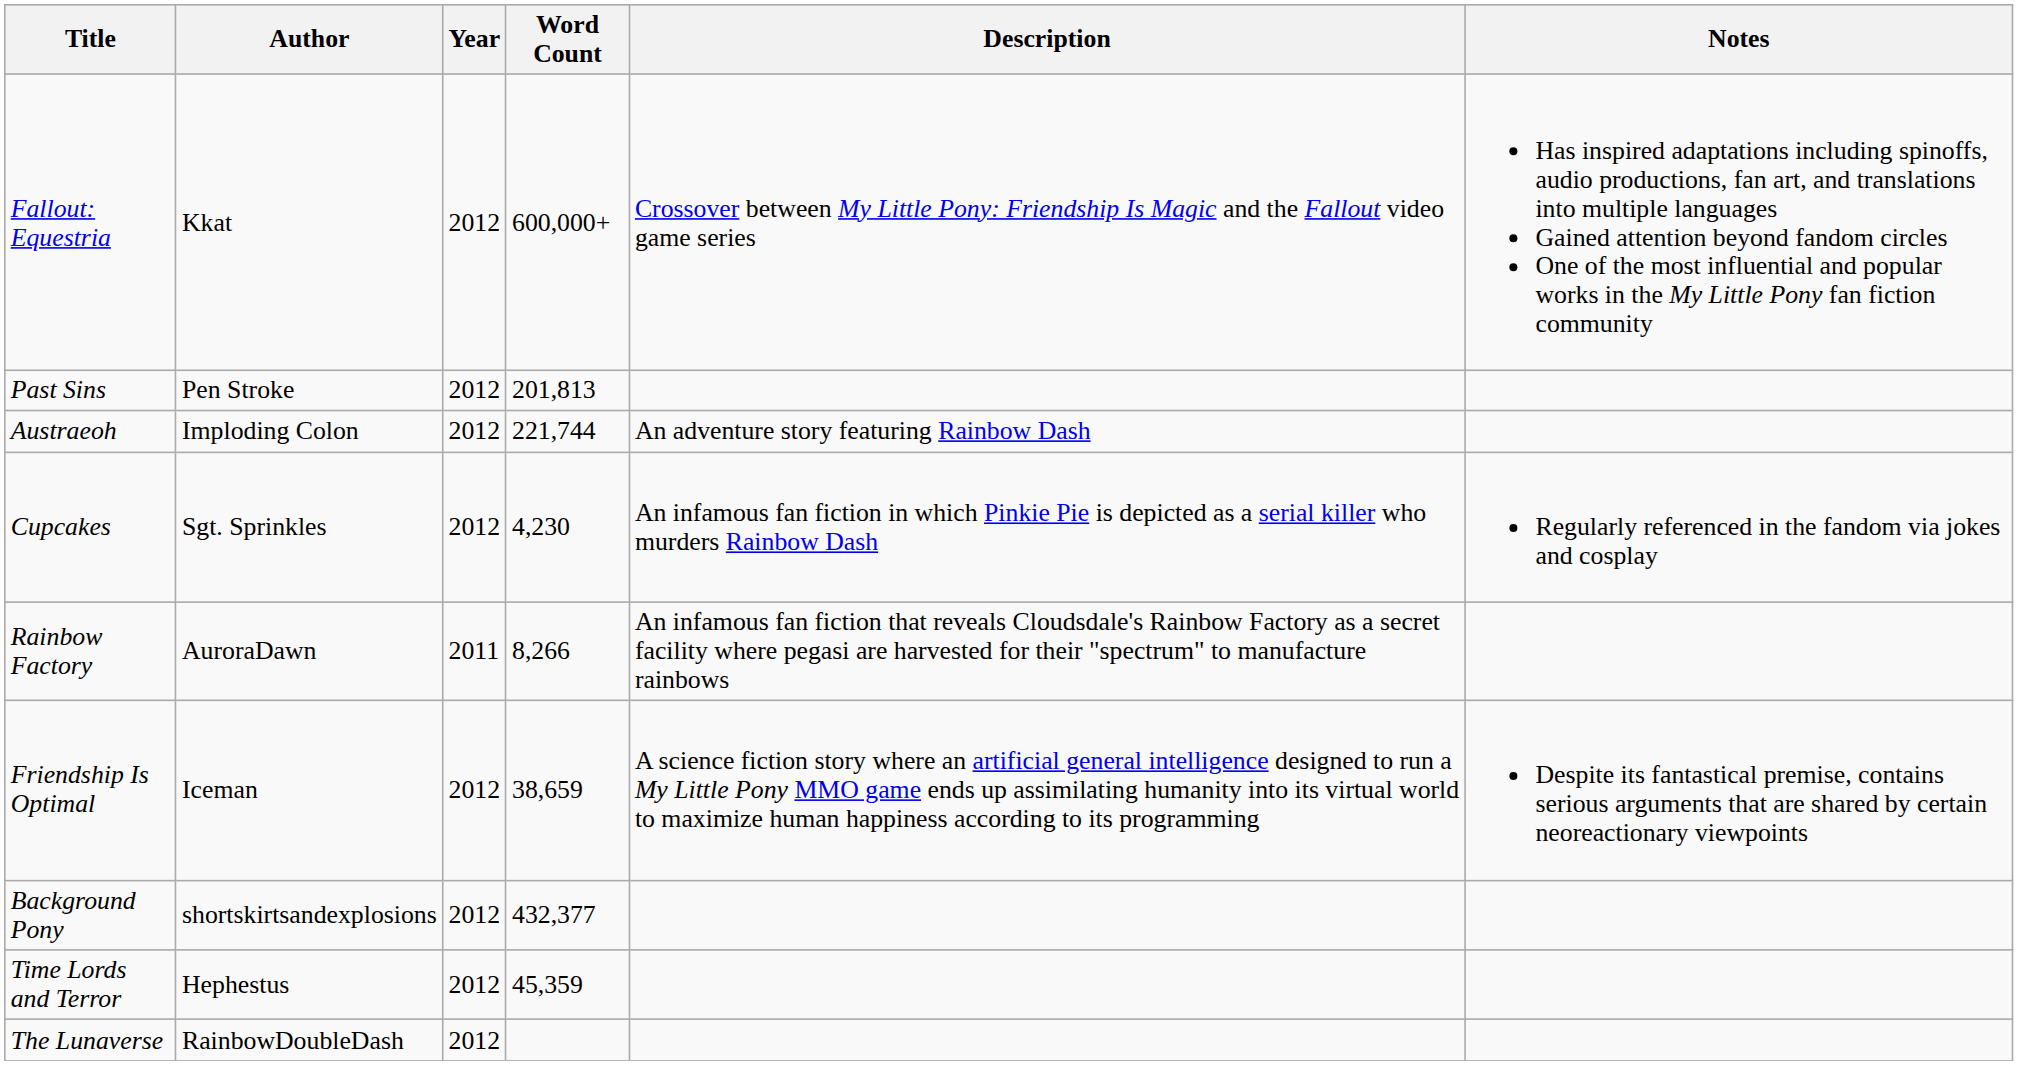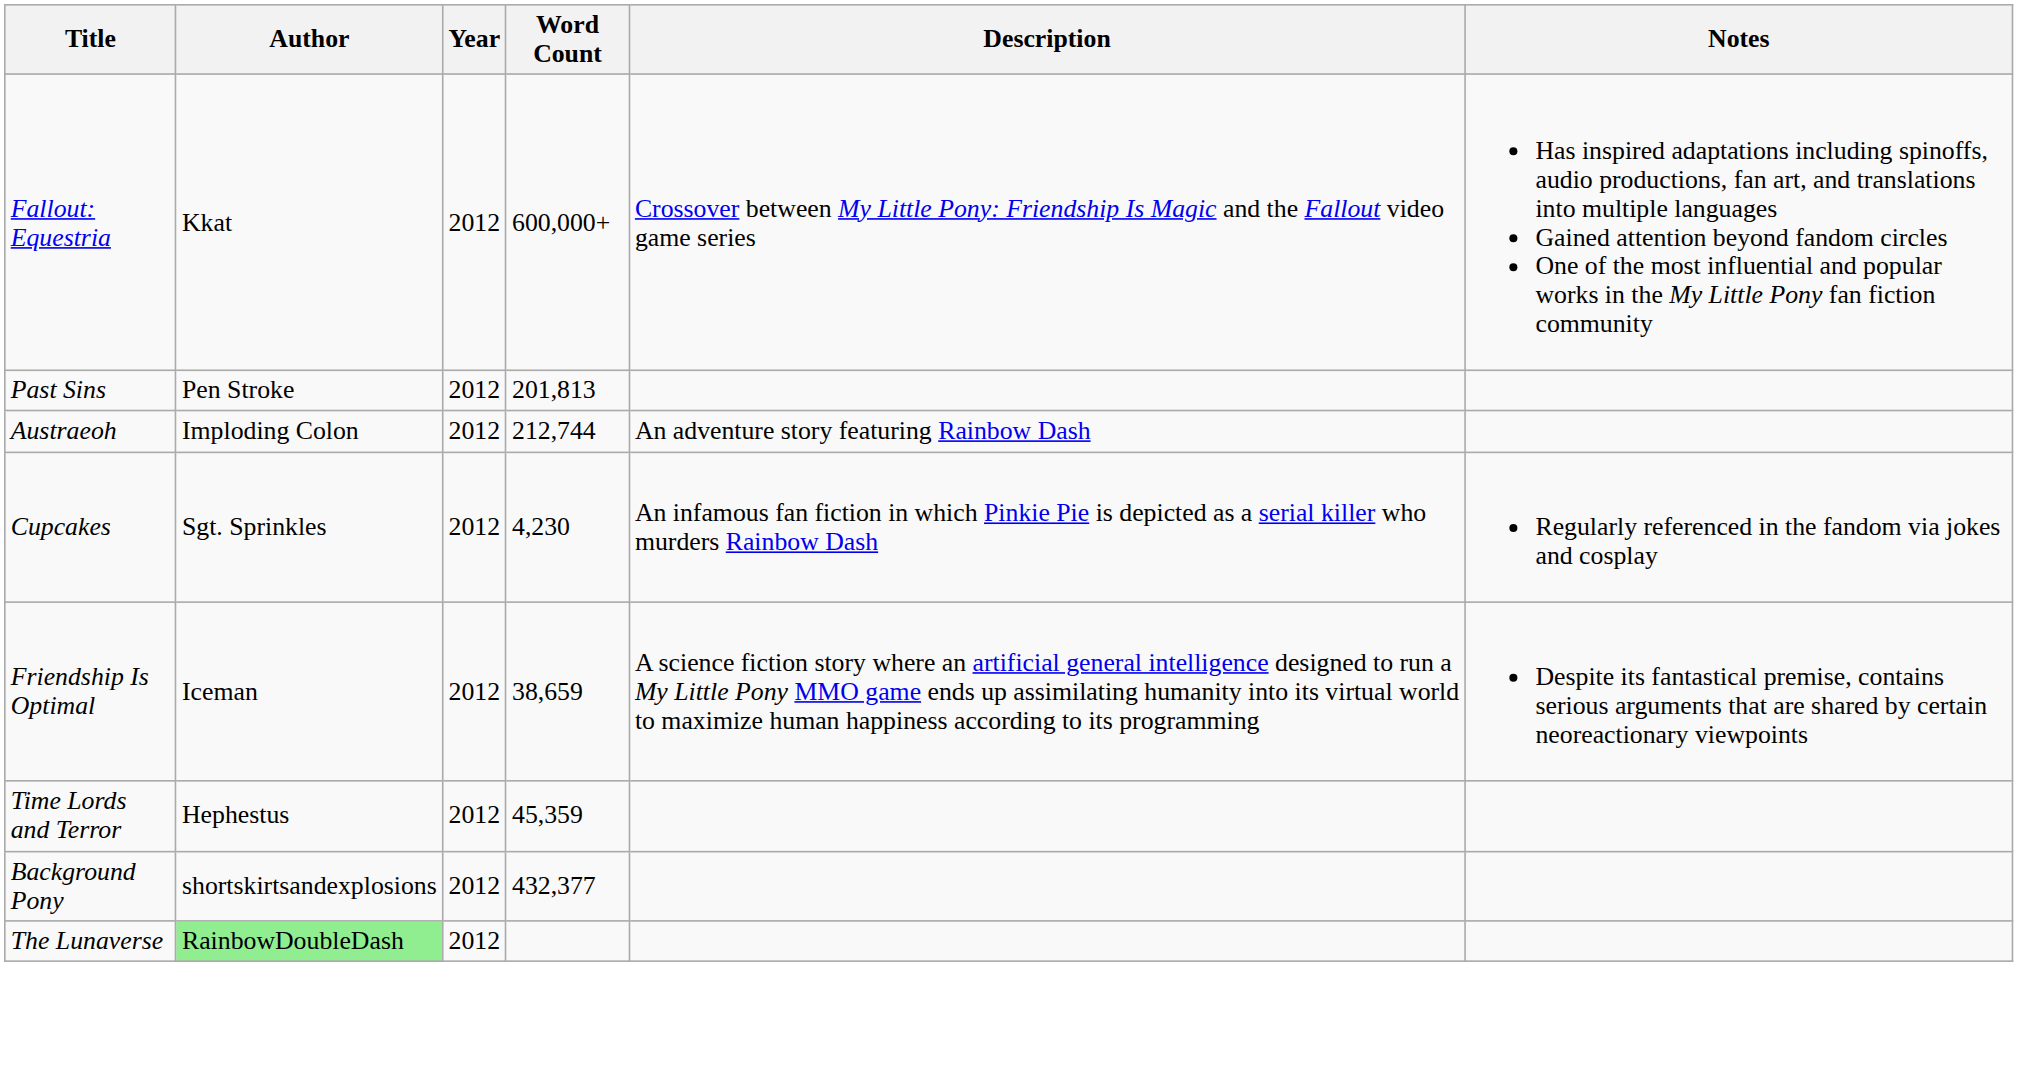(554, 430) 221,744 -> (554, 430) 212,744
- row: (57, 651)
rows swapped: (73, 914) <-> (69, 984)
(293, 1039) no background -> (293, 941) lightgreen background
